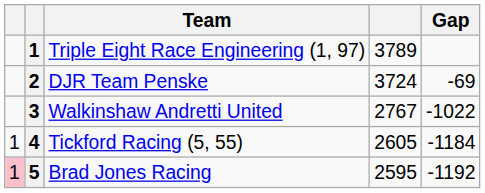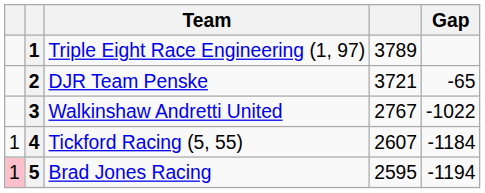(396, 81) 3724 -> (396, 81) 3721
(461, 81) -69 -> (461, 81) -65
(396, 142) 2605 -> (396, 142) 2607
(451, 173) -1192 -> (451, 173) -1194
